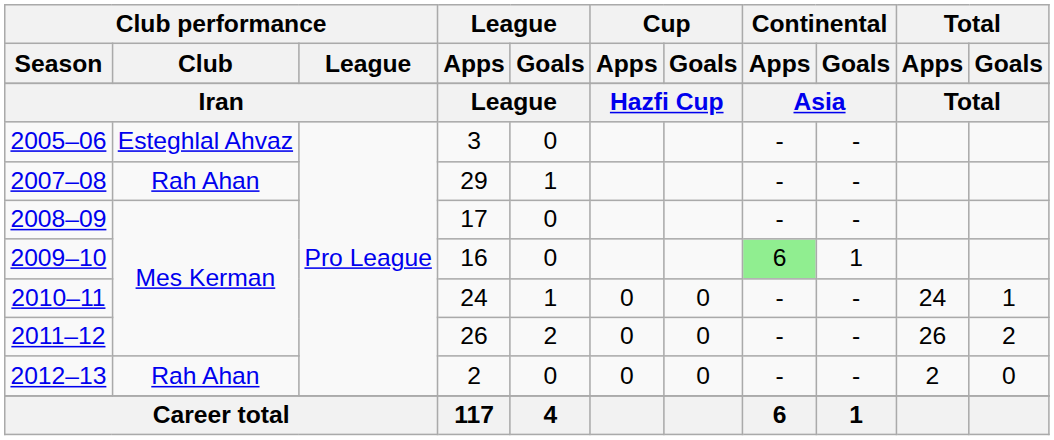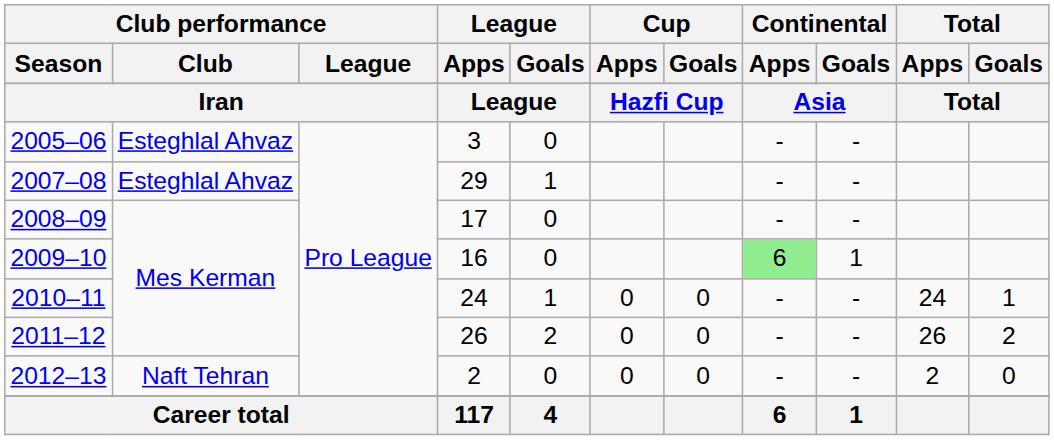(205, 180) Rah Ahan -> (205, 180) Esteghlal Ahvaz
(205, 375) Rah Ahan -> (205, 375) Naft Tehran
